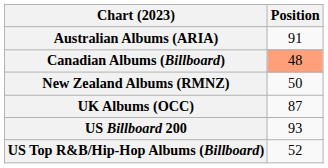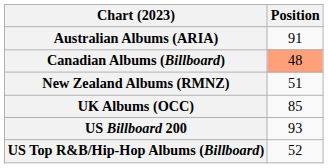(295, 83) 50 -> (295, 83) 51
(295, 106) 87 -> (295, 106) 85
